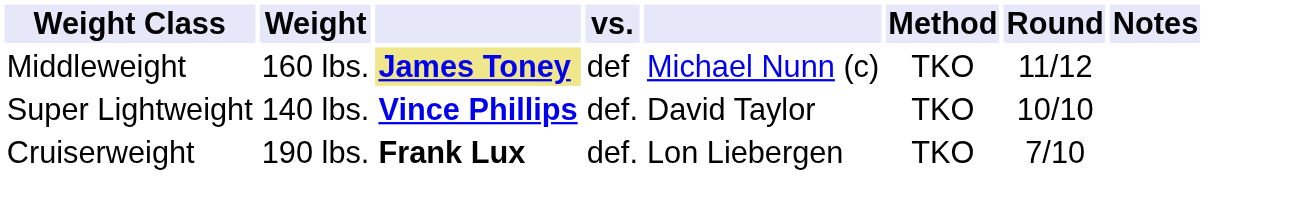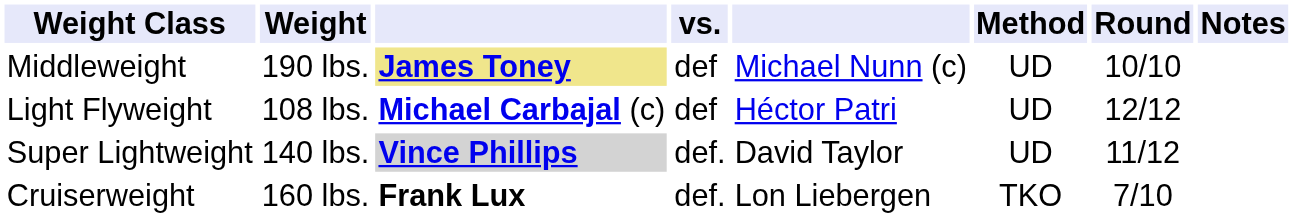(316, 67) 160 lbs. -> (316, 67) 190 lbs.
(943, 67) TKO -> (1031, 67) UD
(1055, 67) 11/12 -> (1143, 67) 10/10
+ row: (109, 110)
(478, 110) no background -> (478, 153) lightgrey background
(943, 110) TKO -> (1031, 153) UD
(1055, 110) 10/10 -> (1143, 153) 11/12
(316, 153) 190 lbs. -> (316, 195) 160 lbs.
